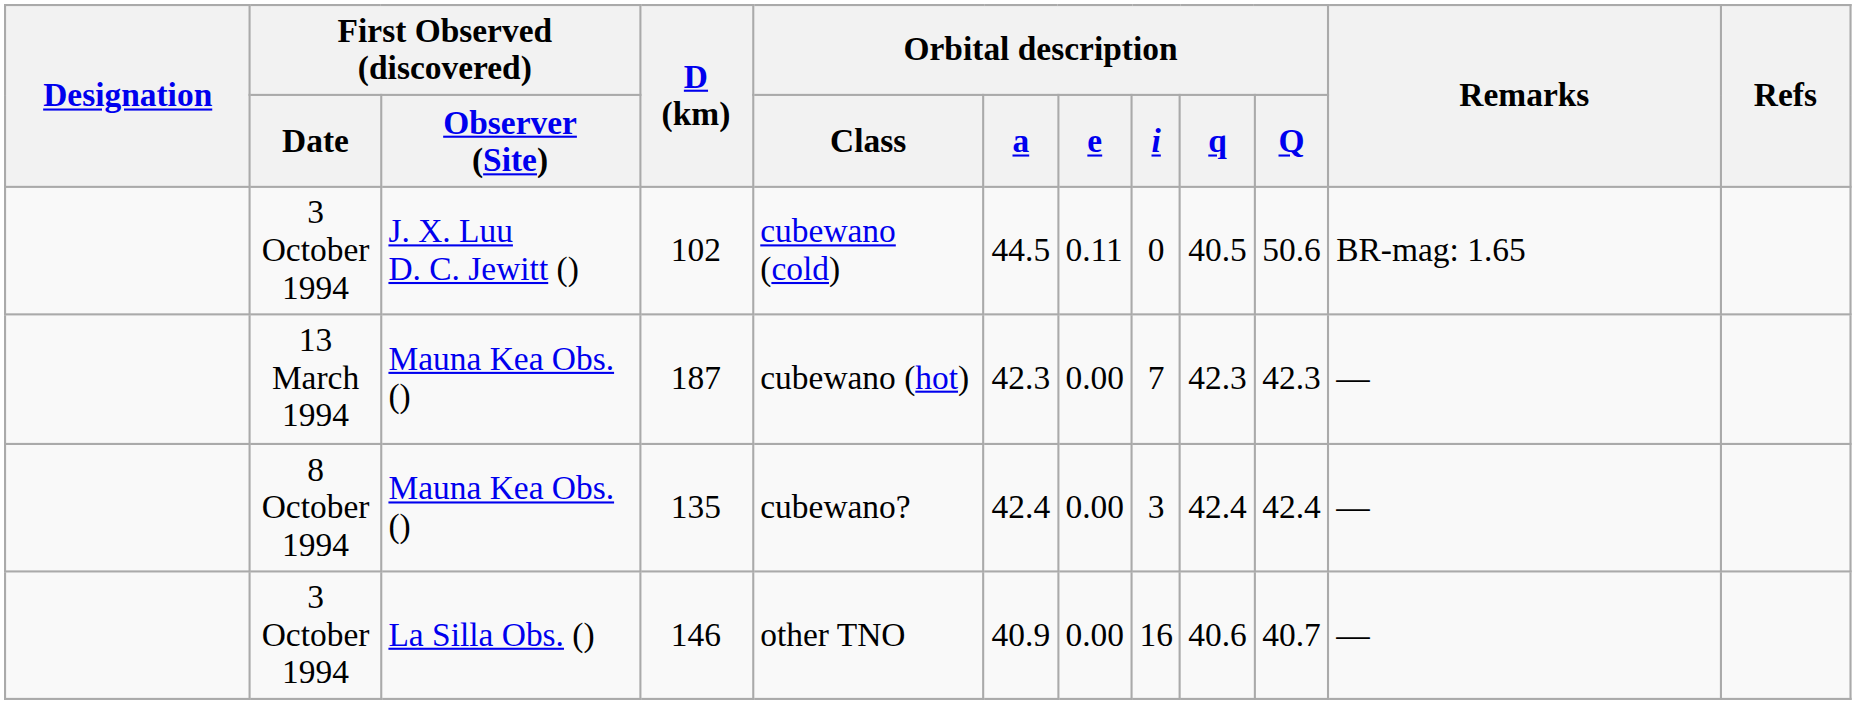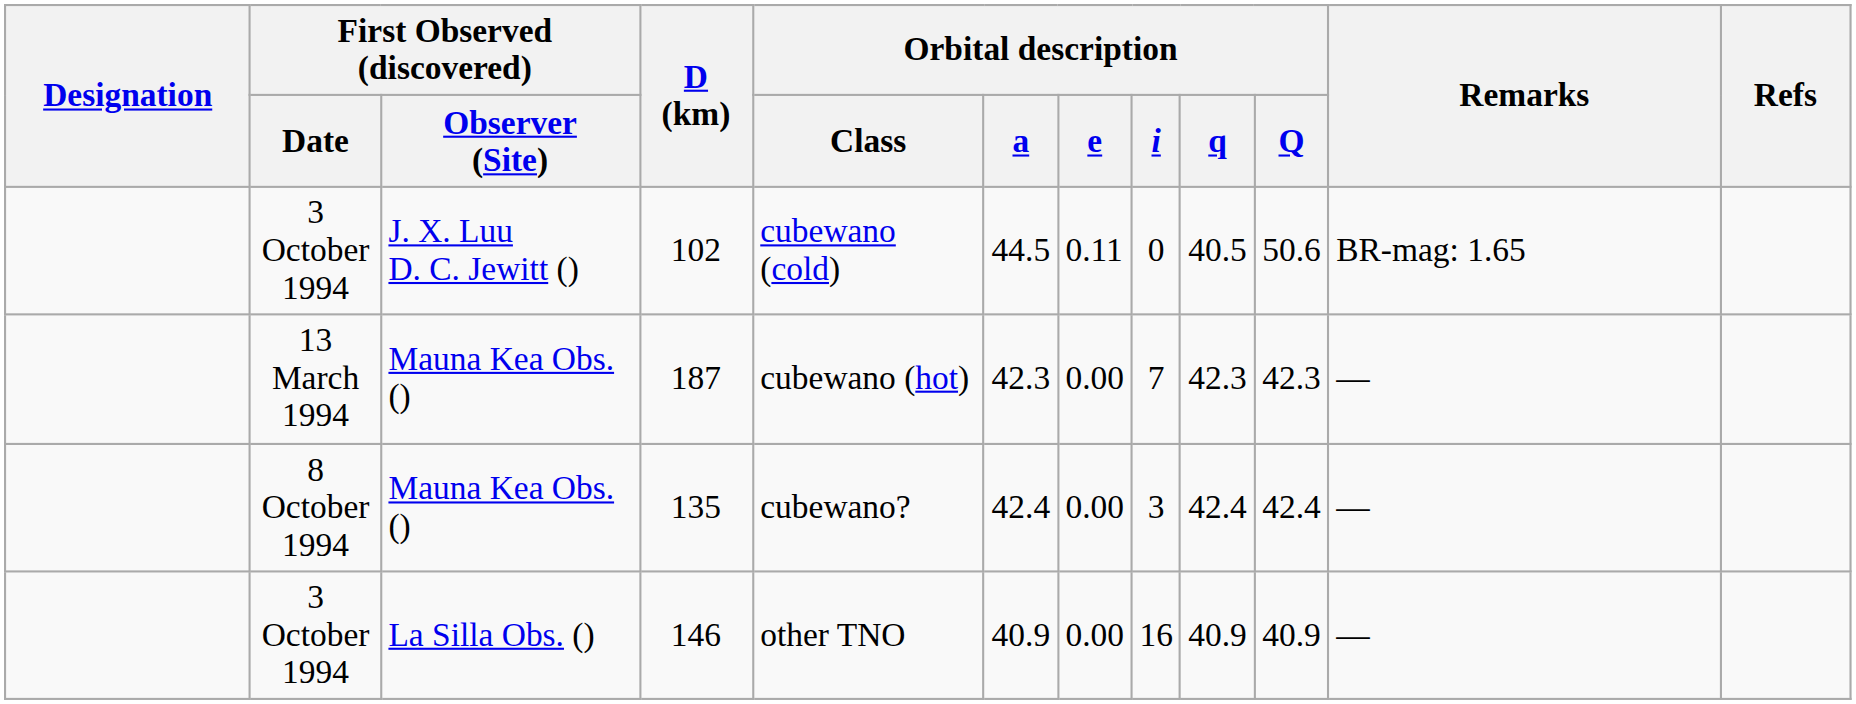(1218, 634) 40.6 -> (1218, 634) 40.9
(1292, 634) 40.7 -> (1292, 634) 40.9
